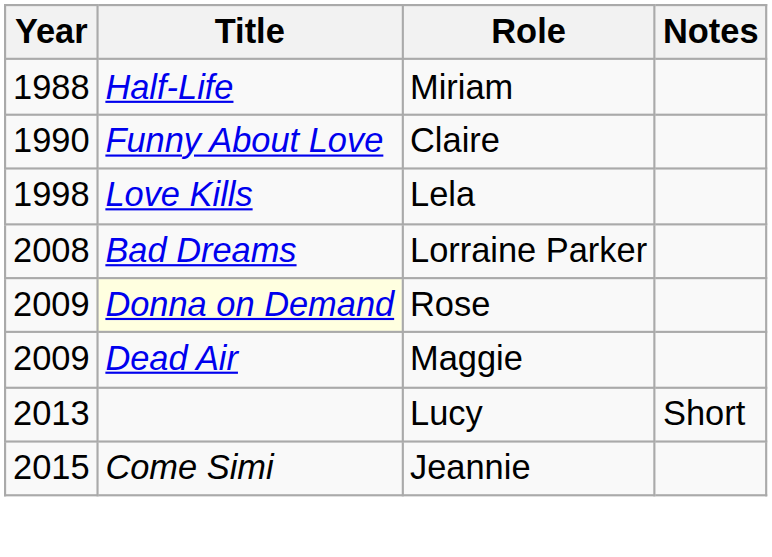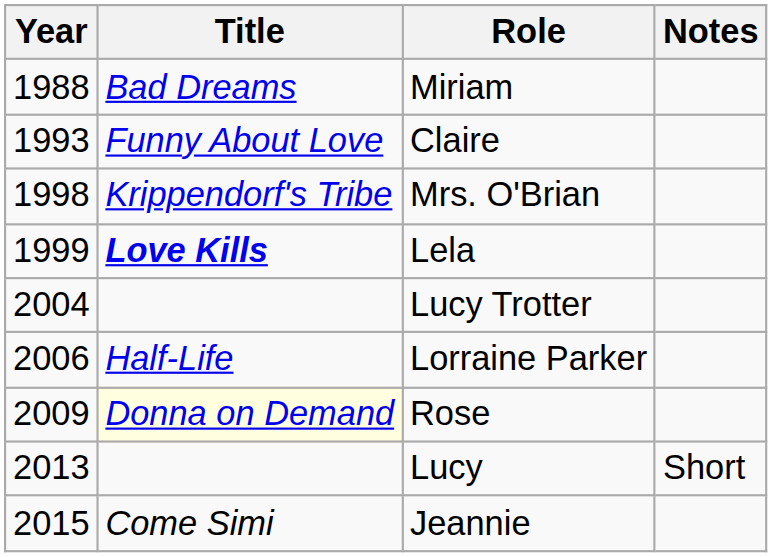(169, 86) Half-Life -> (201, 86) Bad Dreams
(51, 140) 1990 -> (51, 140) 1993
+ row: (505, 195)
(51, 195) 1998 -> (51, 250) 1999
(179, 195) normal -> (187, 250) bold
+ row: (501, 304)
(51, 250) 2008 -> (51, 359) 2006
(201, 250) Bad Dreams -> (169, 359) Half-Life
- row: (466, 359)
